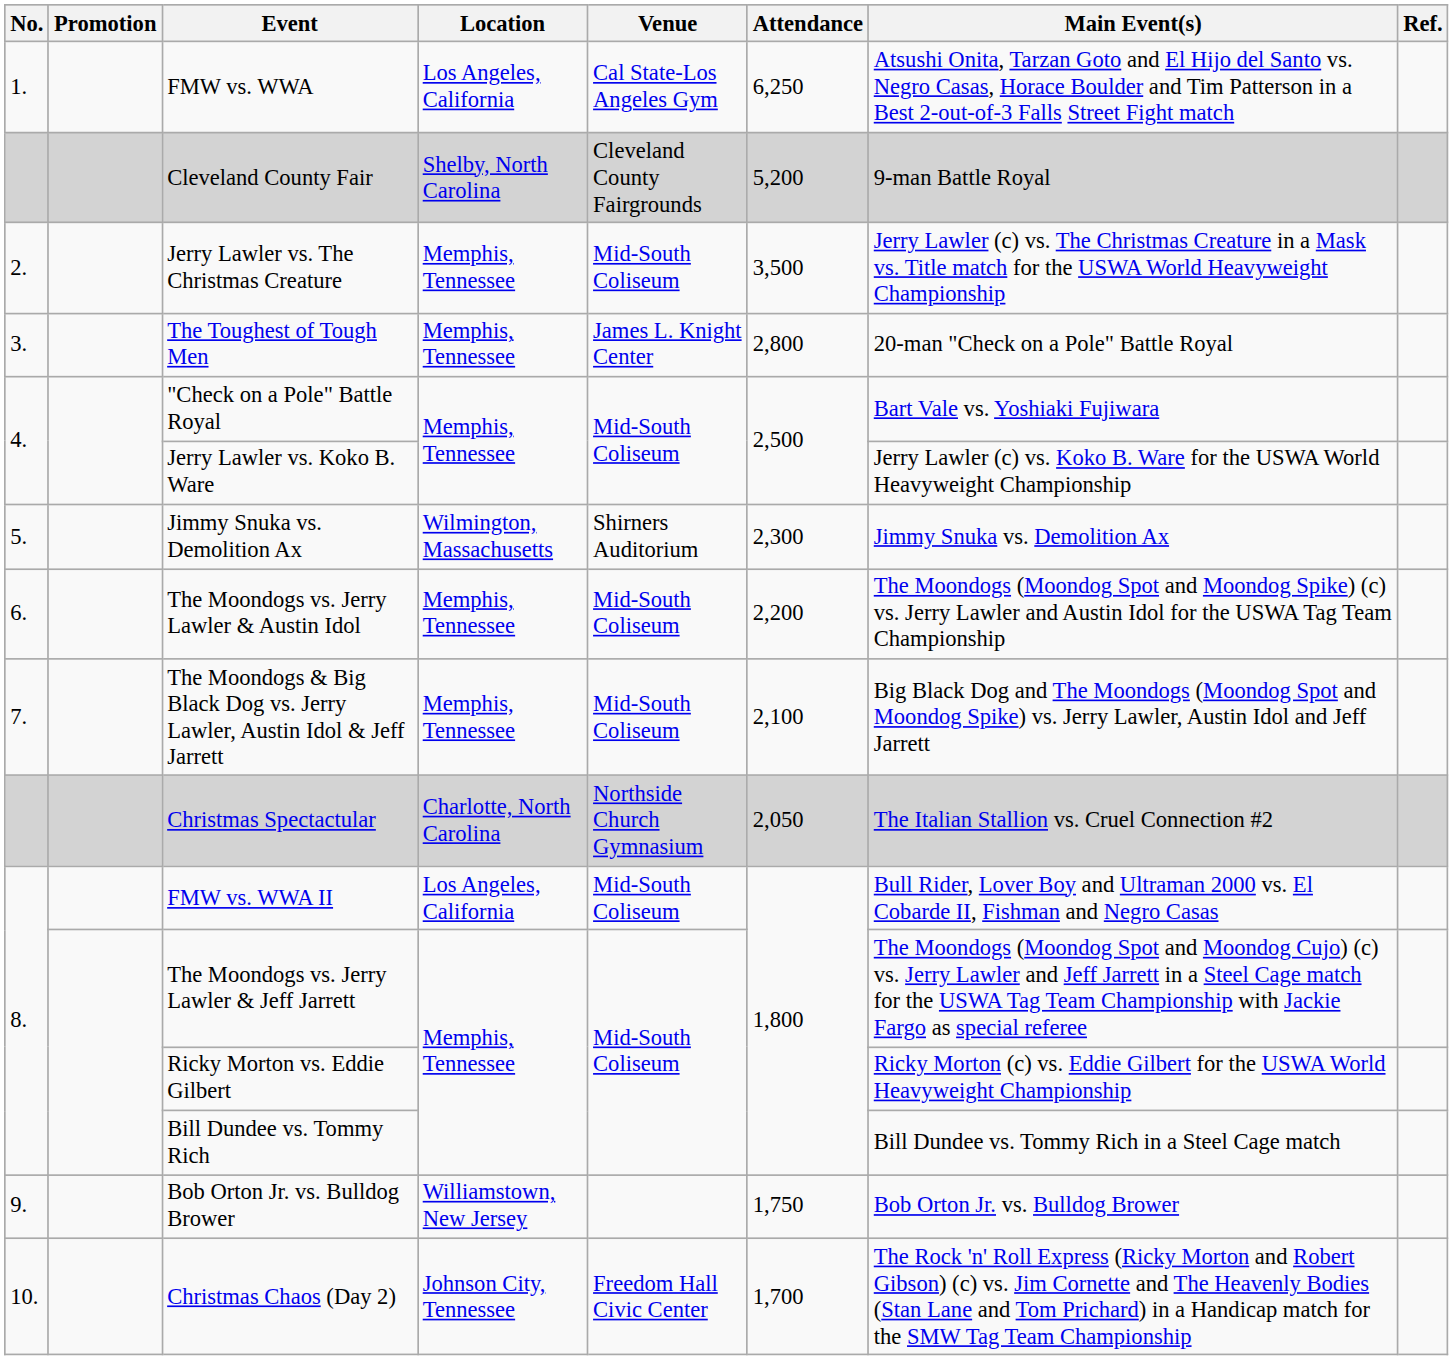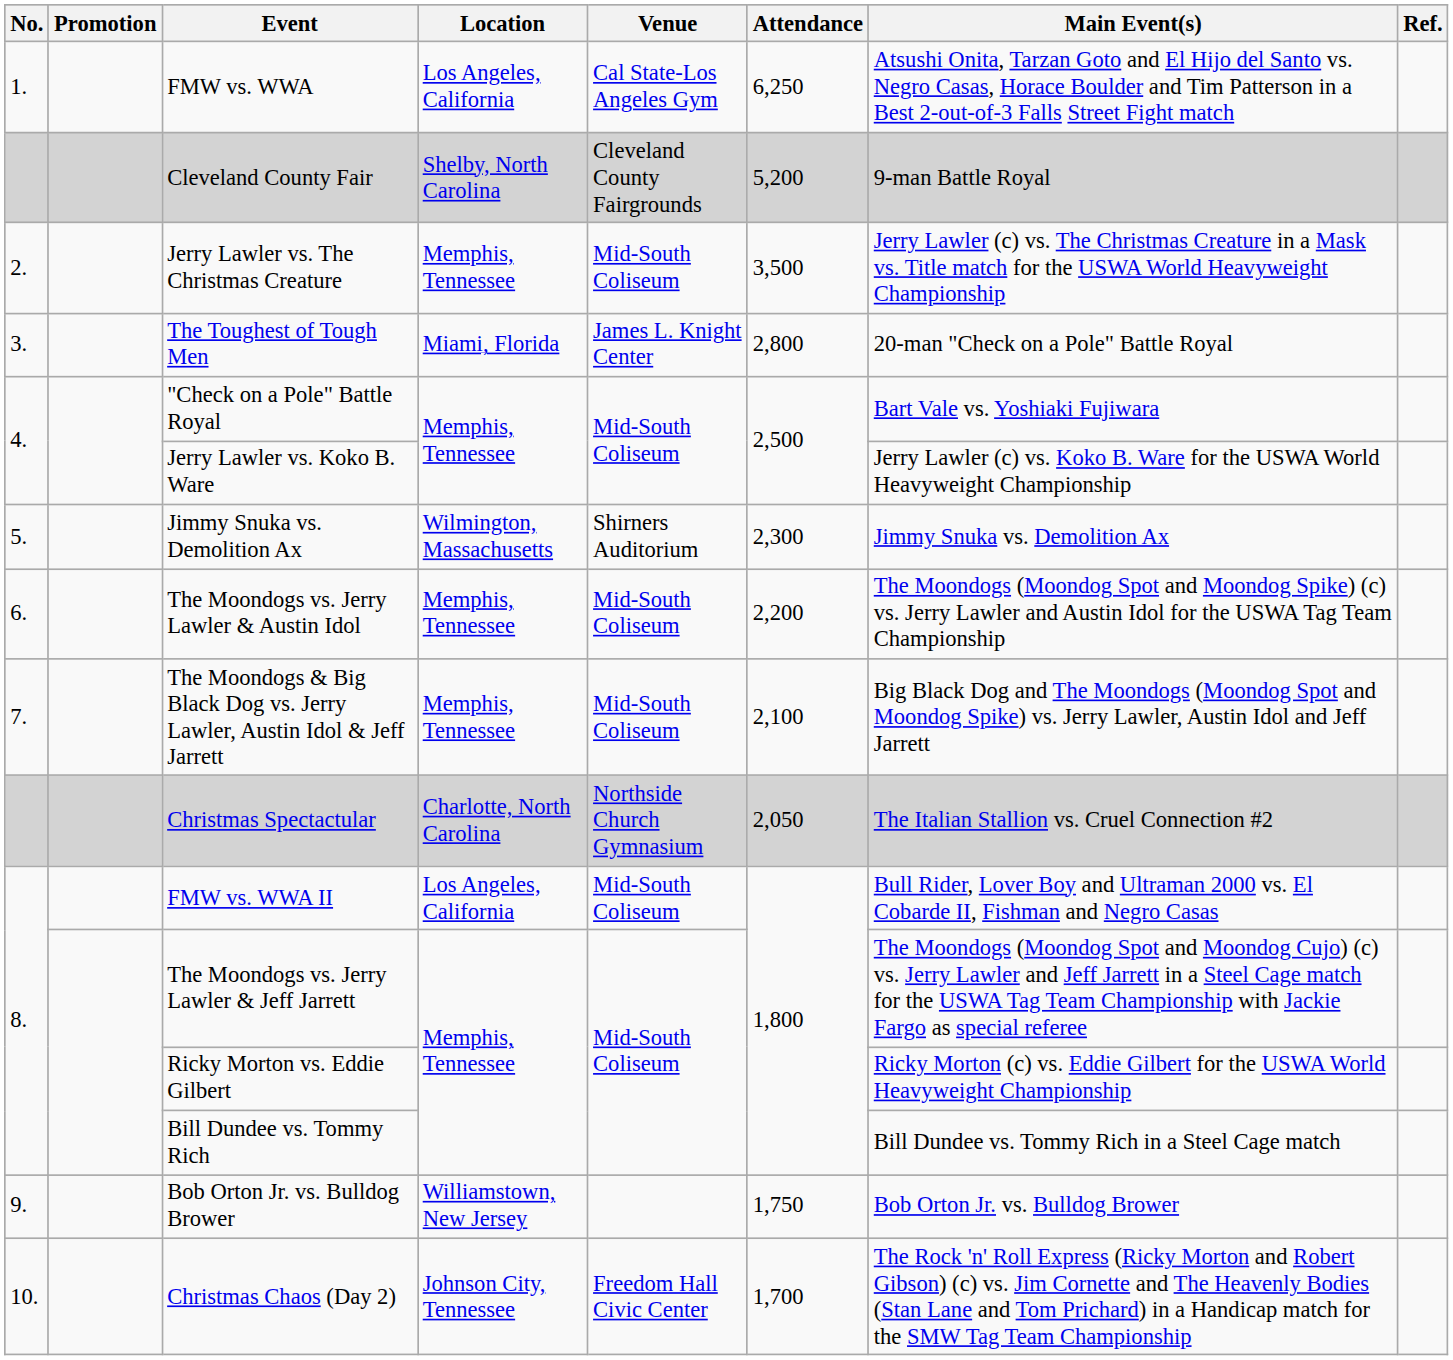(469, 344) Memphis, Tennessee -> (491, 344) Miami, Florida
